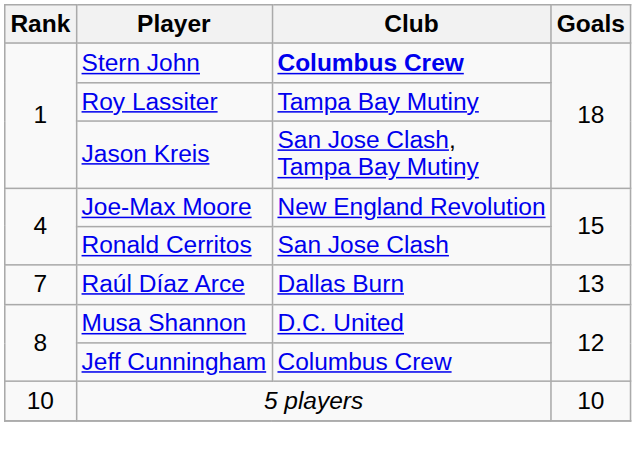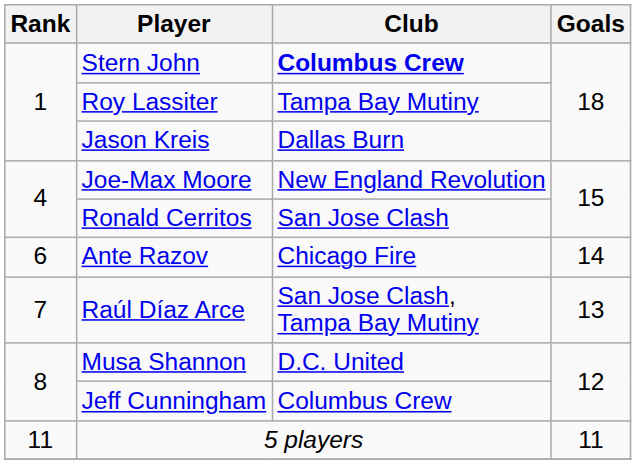(378, 154) San Jose Clash, Tampa Bay Mutiny -> (341, 140) Dallas Burn
+ row: (145, 256)
(341, 284) Dallas Burn -> (378, 309) San Jose Clash, Tampa Bay Mutiny
(40, 400) 10 -> (40, 439) 11
(591, 400) 10 -> (591, 439) 11
